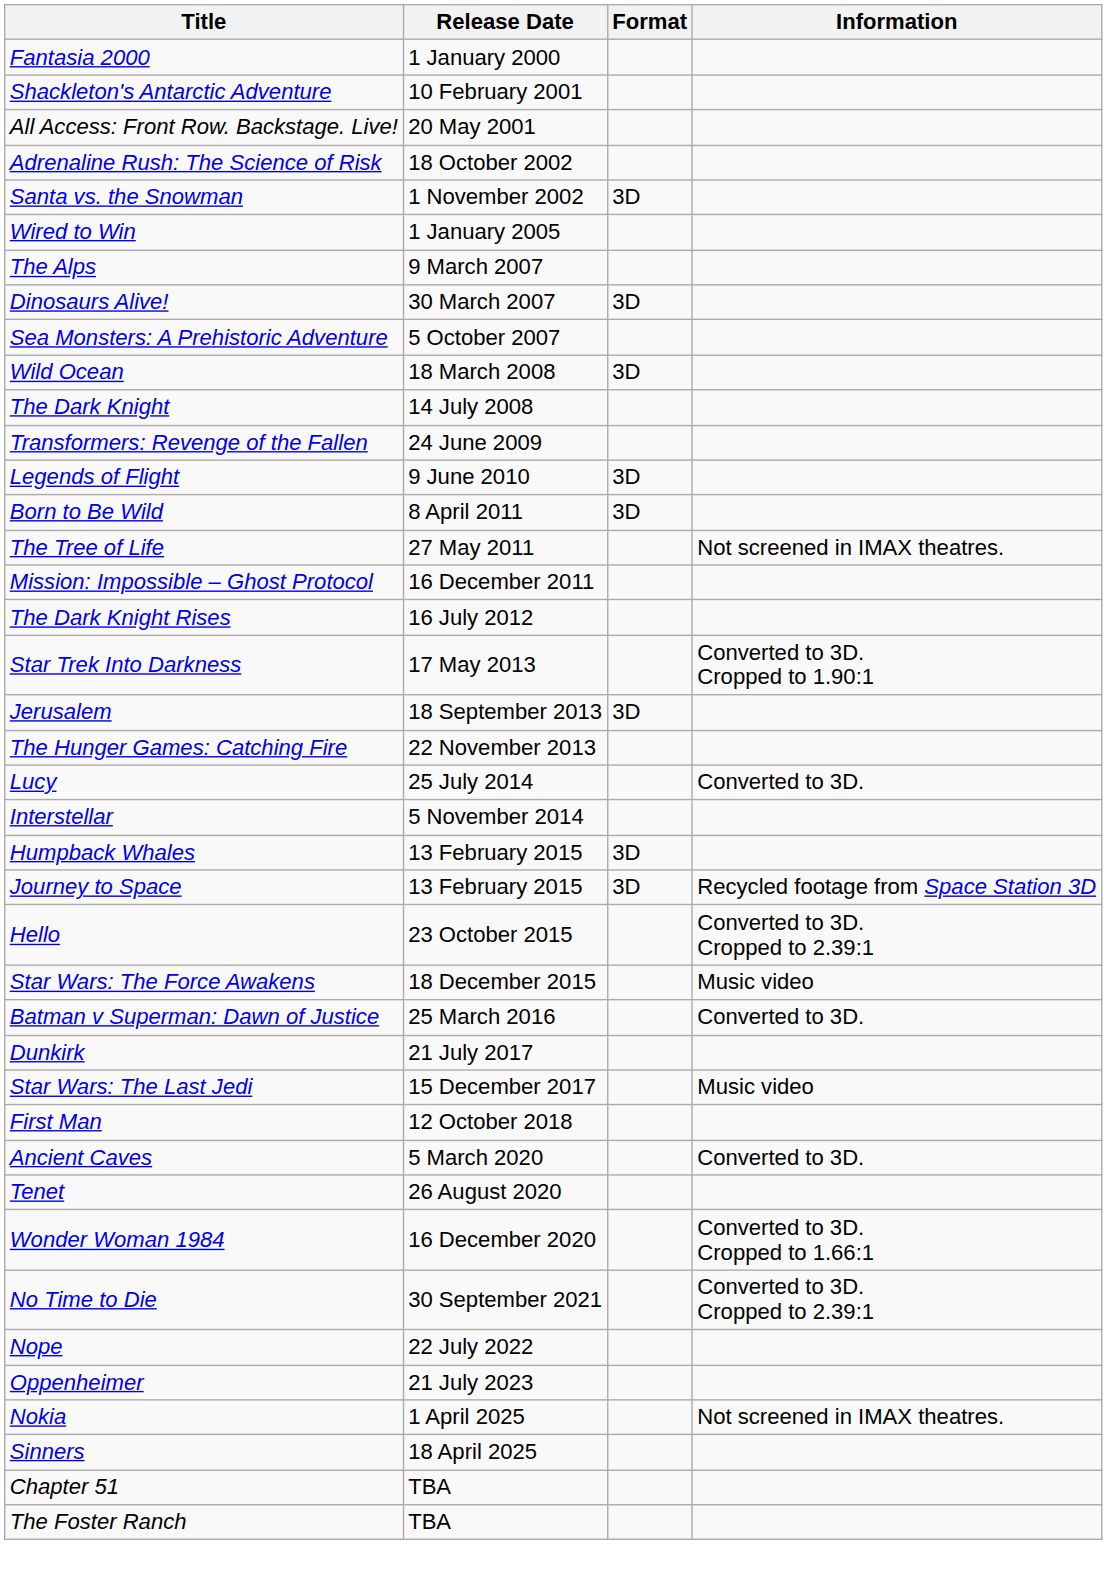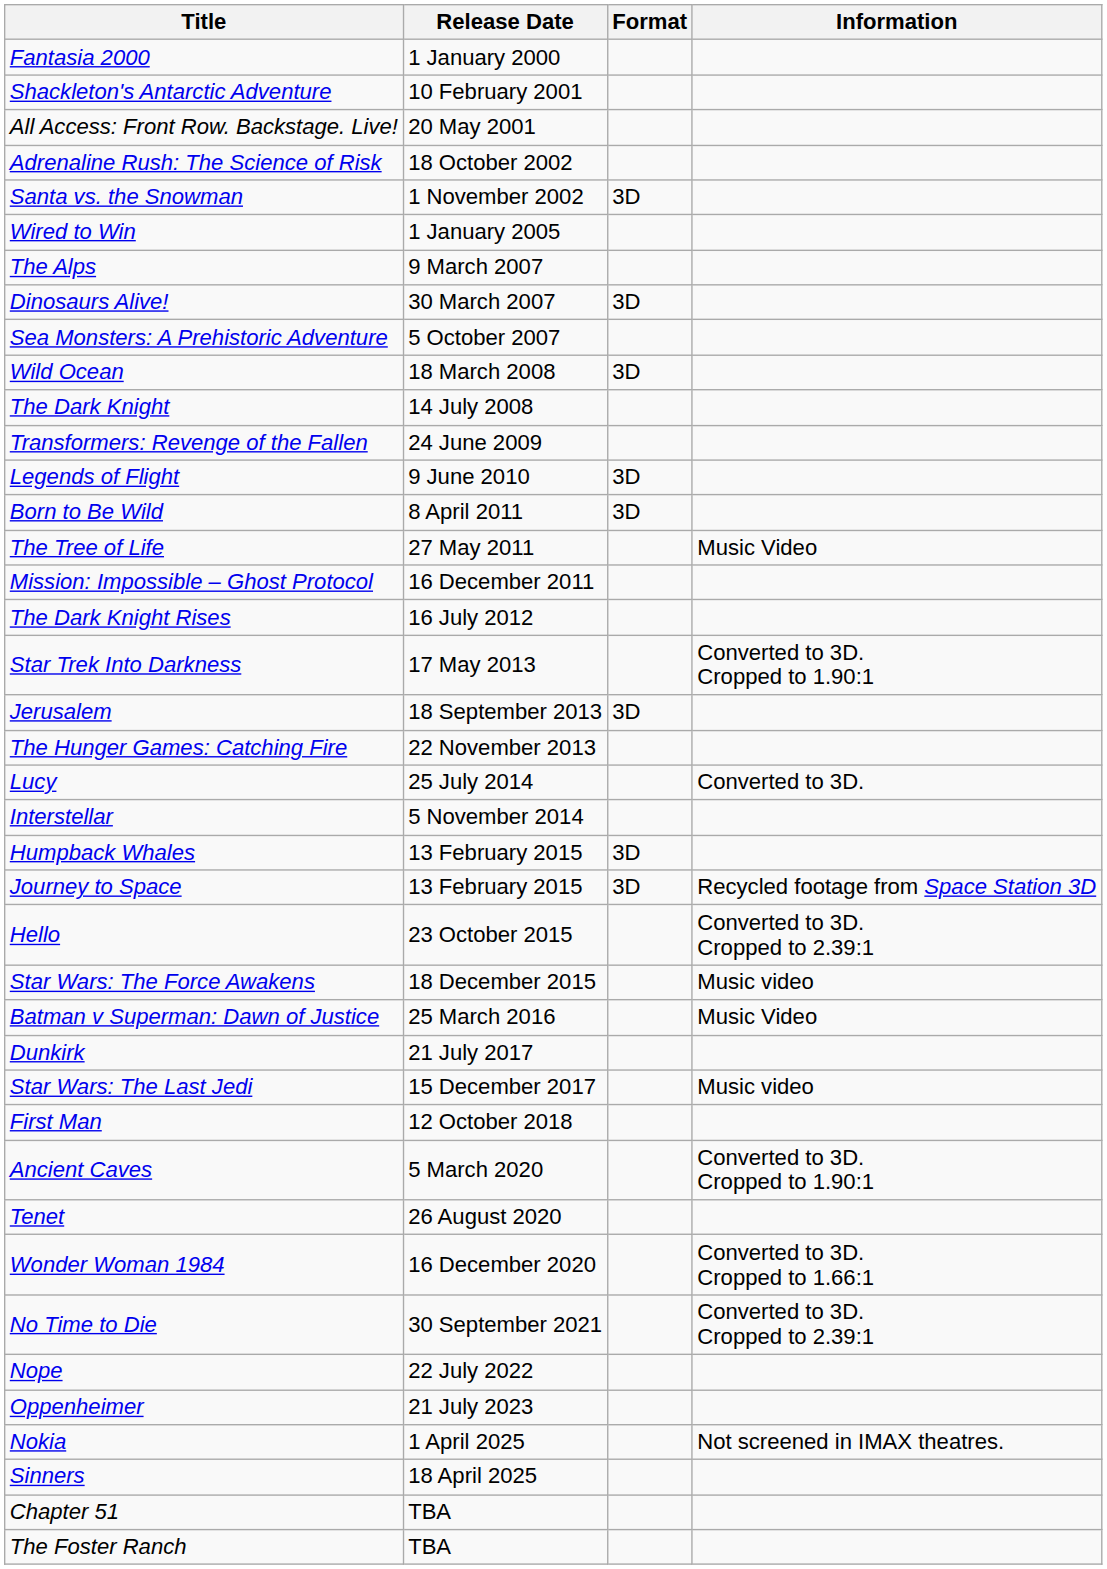(851, 547) Not screened in IMAX theatres. -> (757, 547) Music Video
(781, 1017) Converted to 3D. -> (757, 1017) Music Video
(781, 1157) Converted to 3D. -> (786, 1169) Converted to 3D. Cropped to 1.90:1
